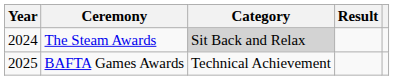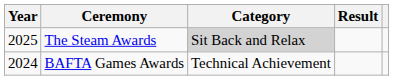(23, 39) 2024 -> (23, 39) 2025
(23, 63) 2025 -> (23, 63) 2024
